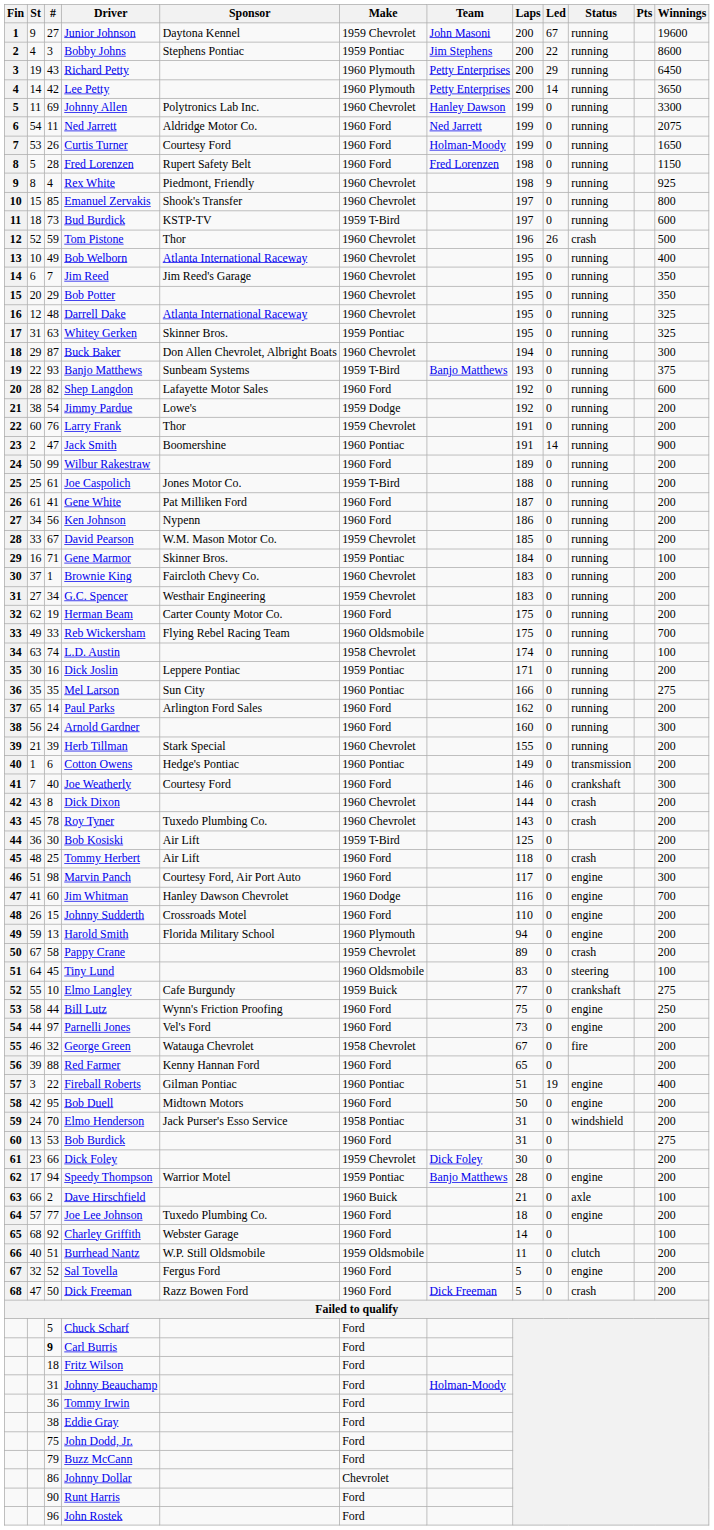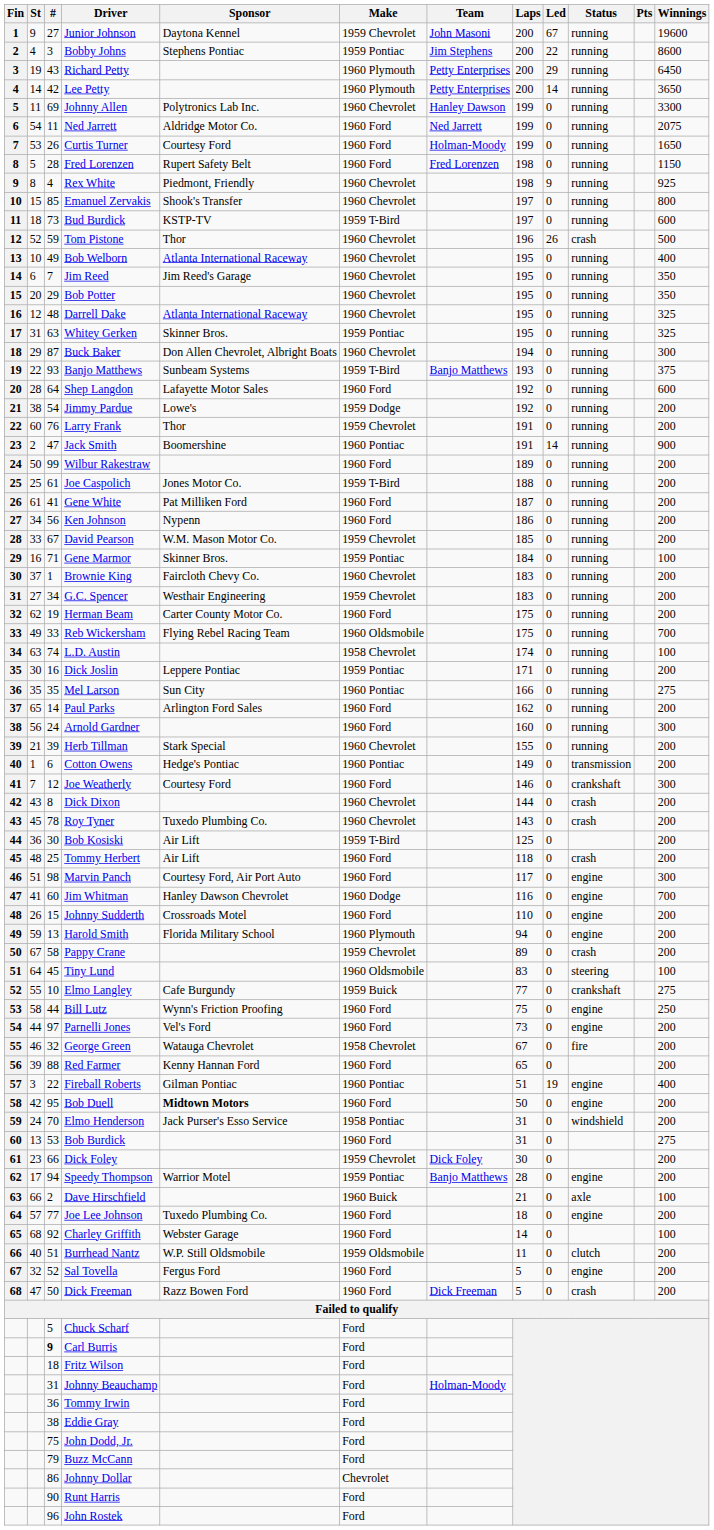(53, 389) 82 -> (53, 389) 64
(53, 783) 40 -> (53, 783) 12
(203, 1102) normal -> (206, 1102) bold
